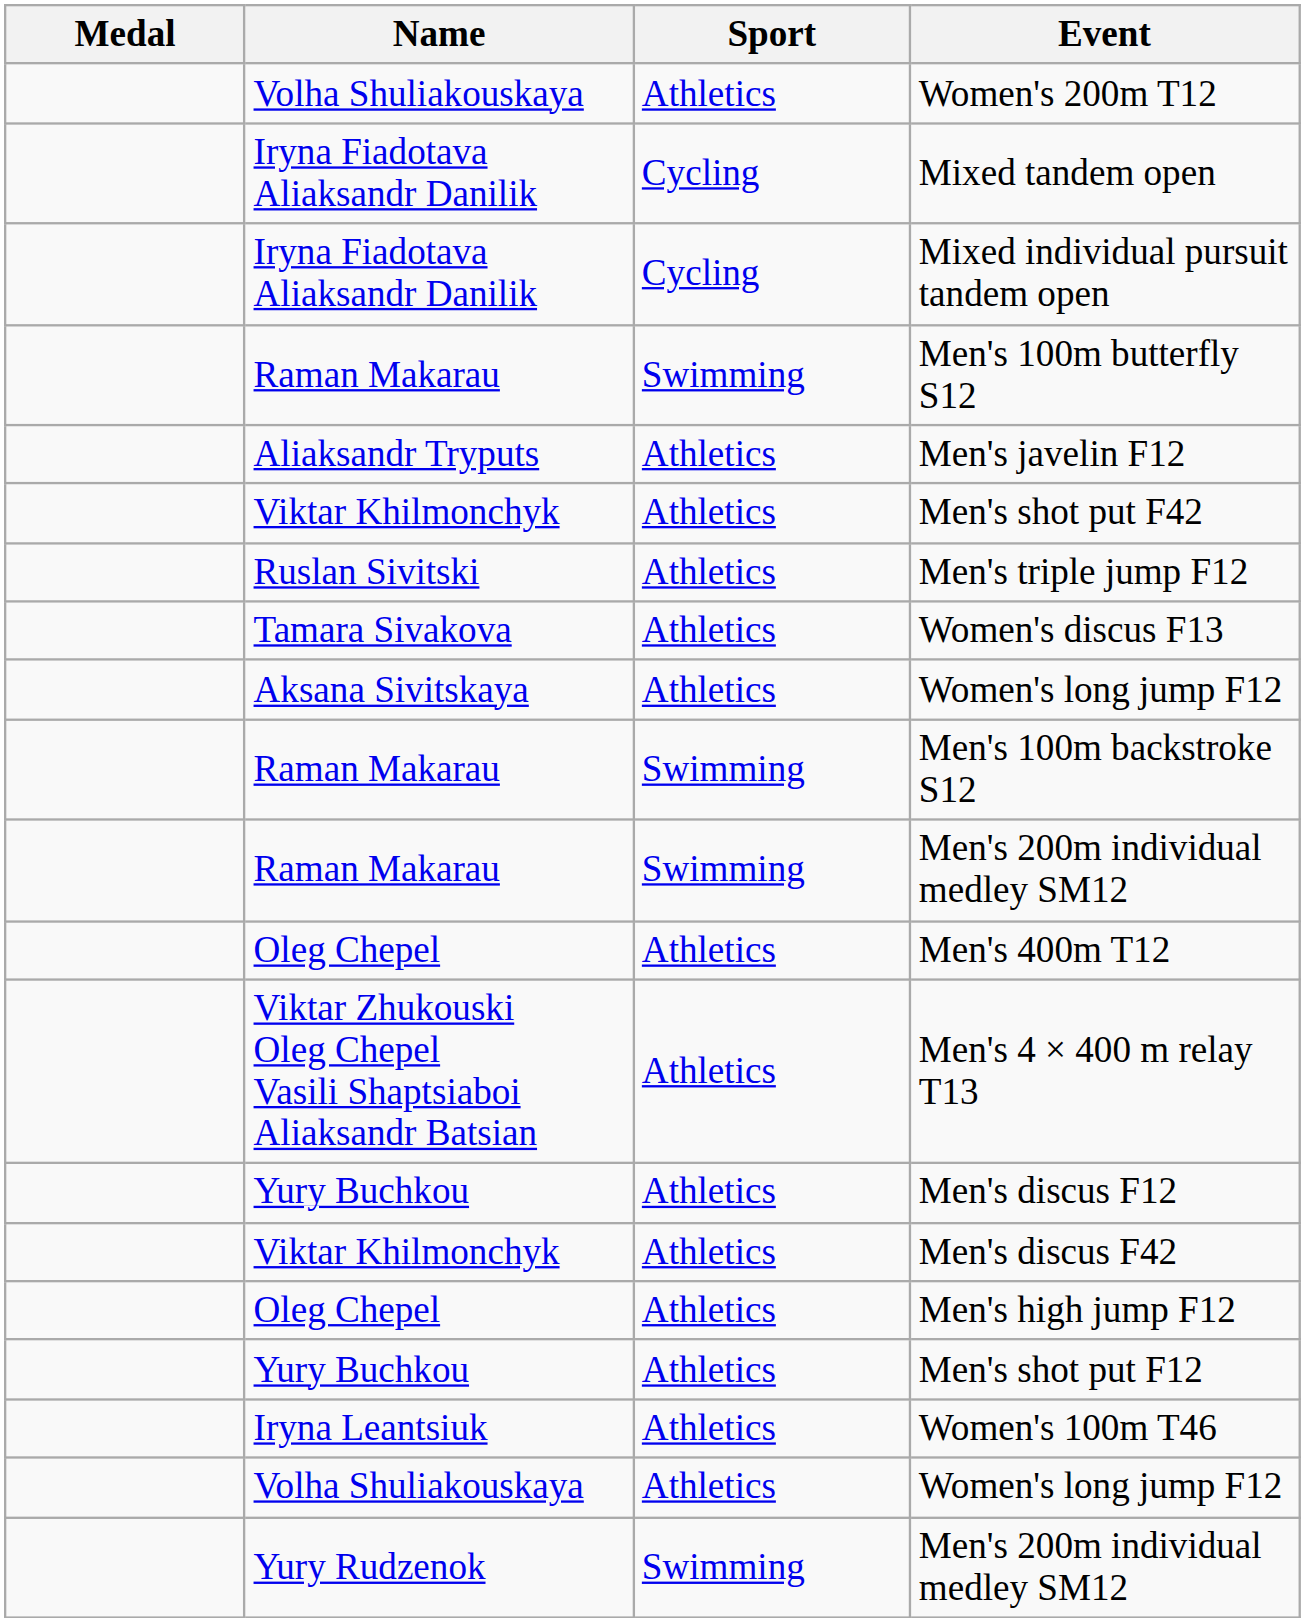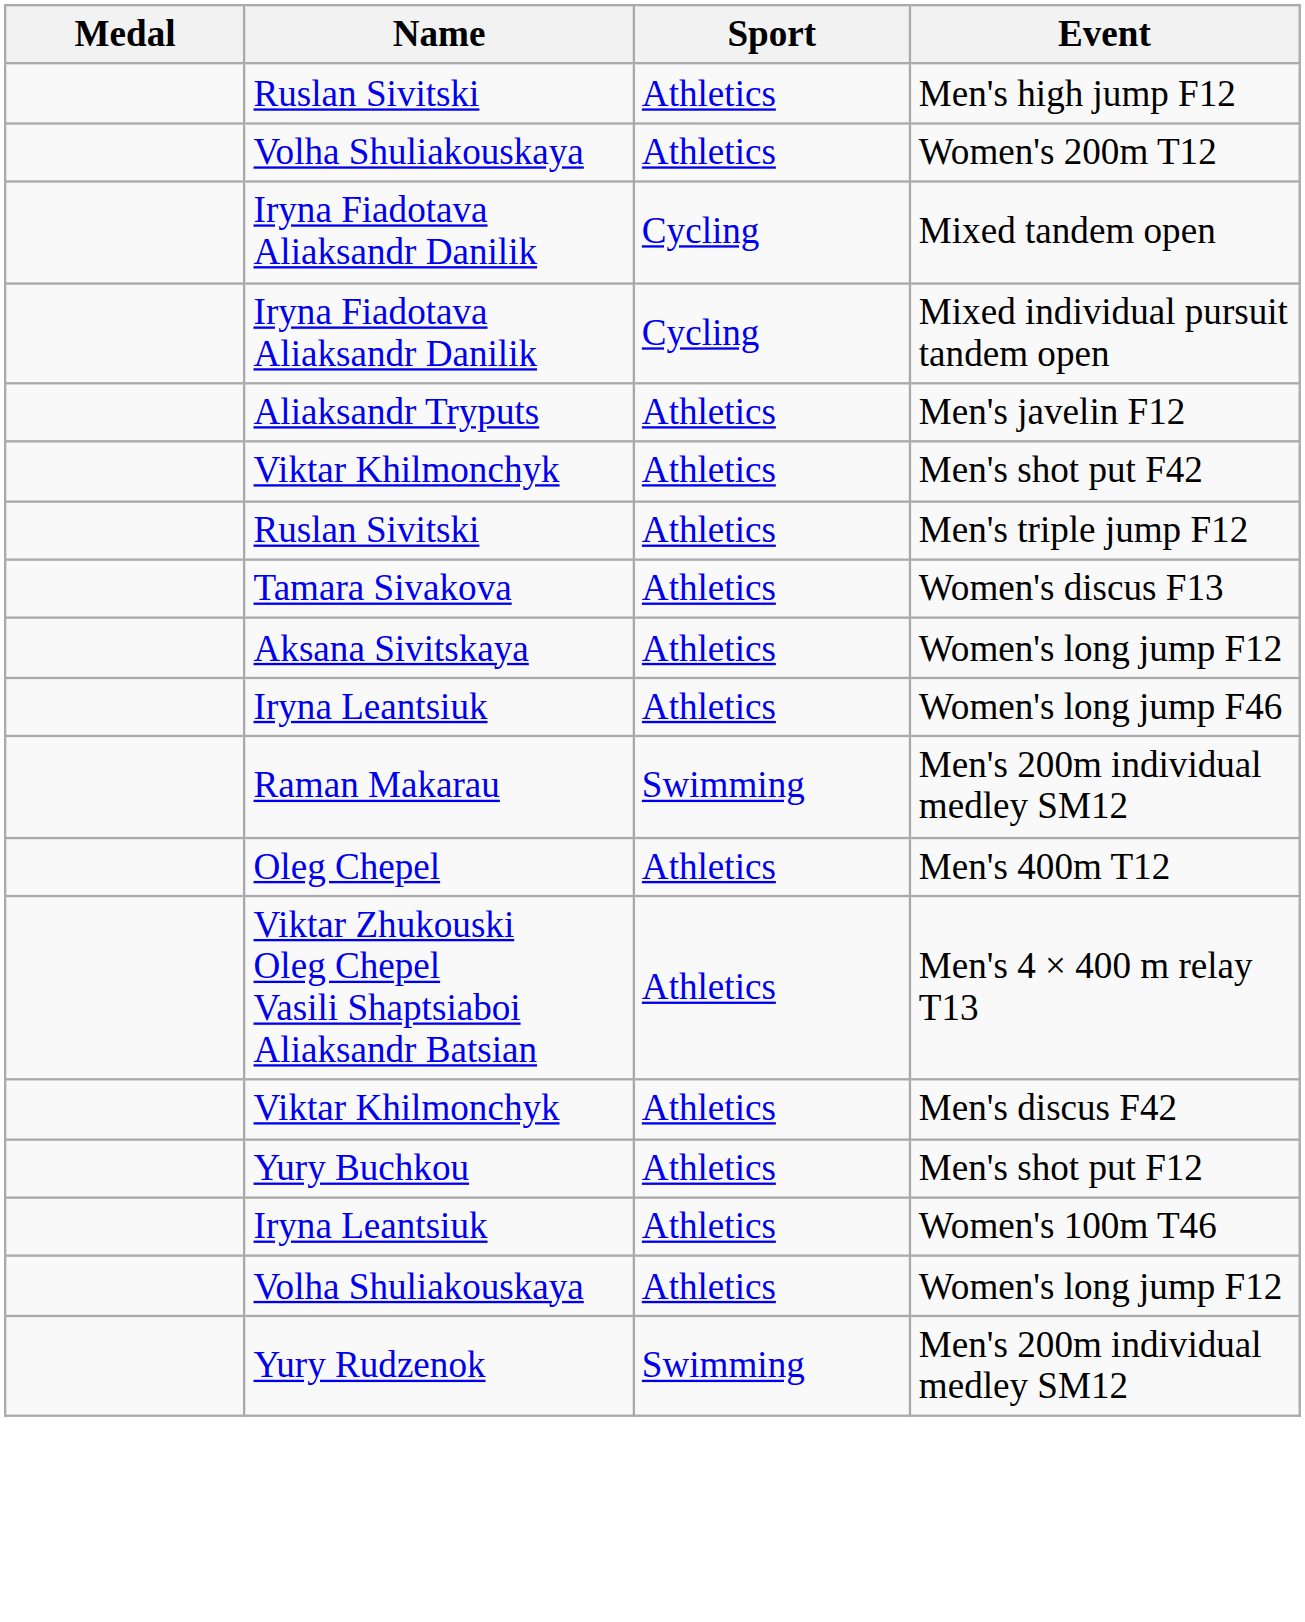+ row: (366, 92)
- row: (377, 373)
+ row: (371, 706)
- row: (377, 768)
- row: (361, 1192)
- row: (347, 1309)
